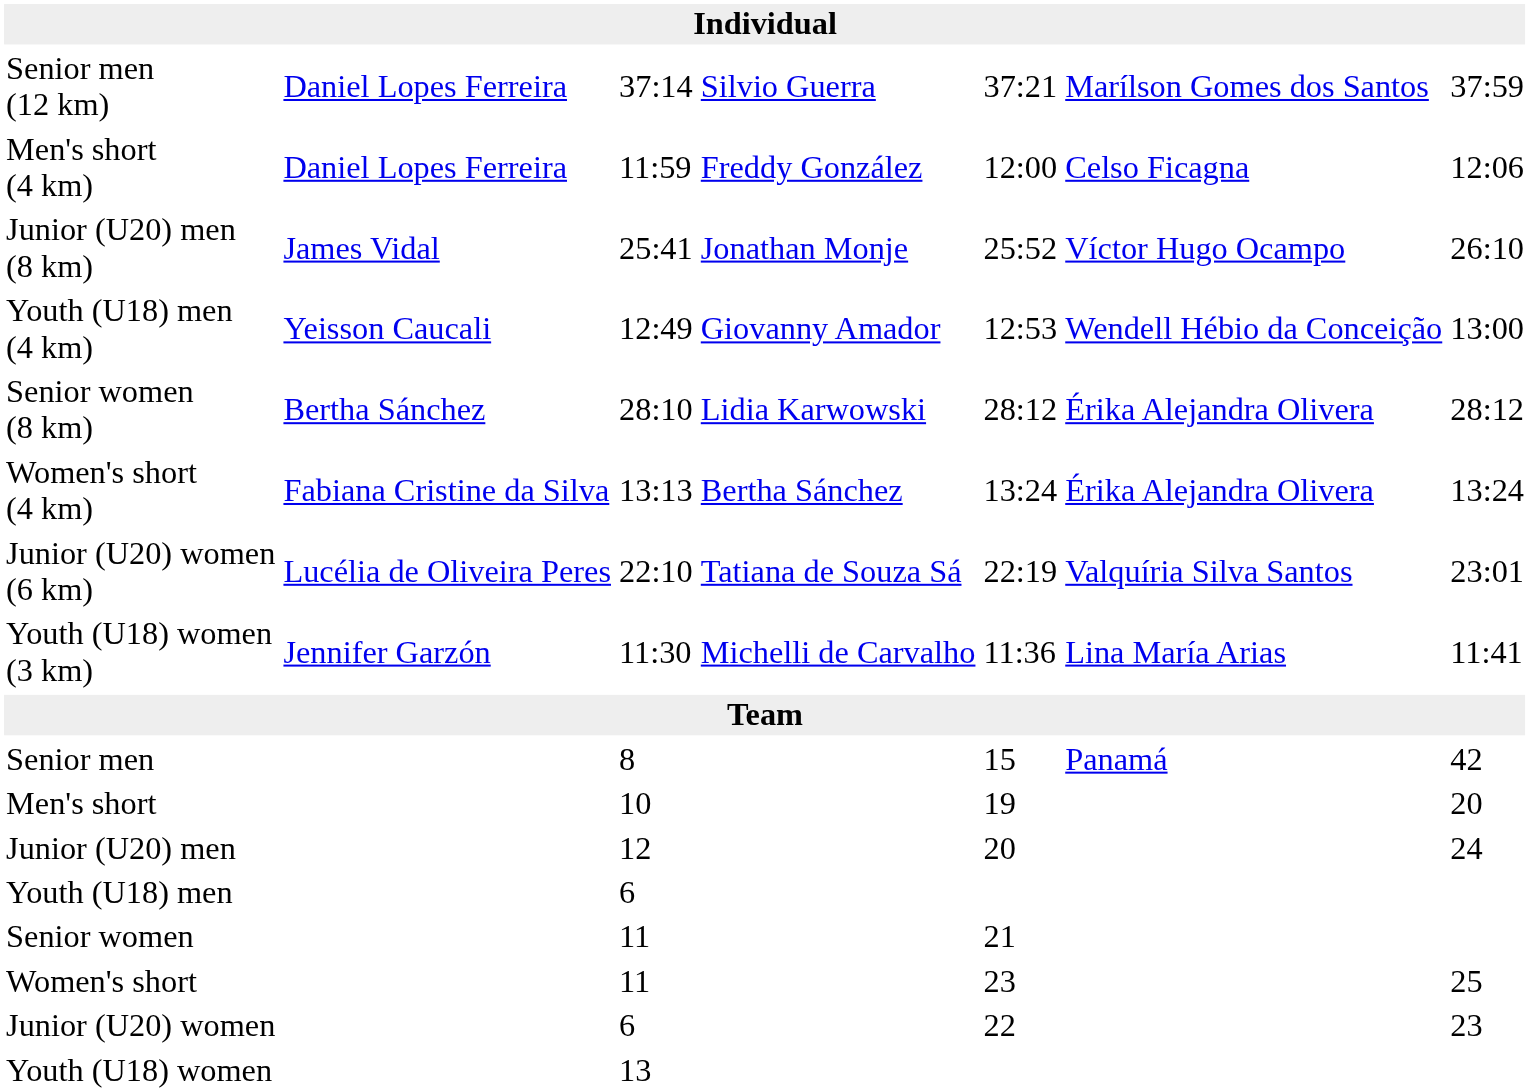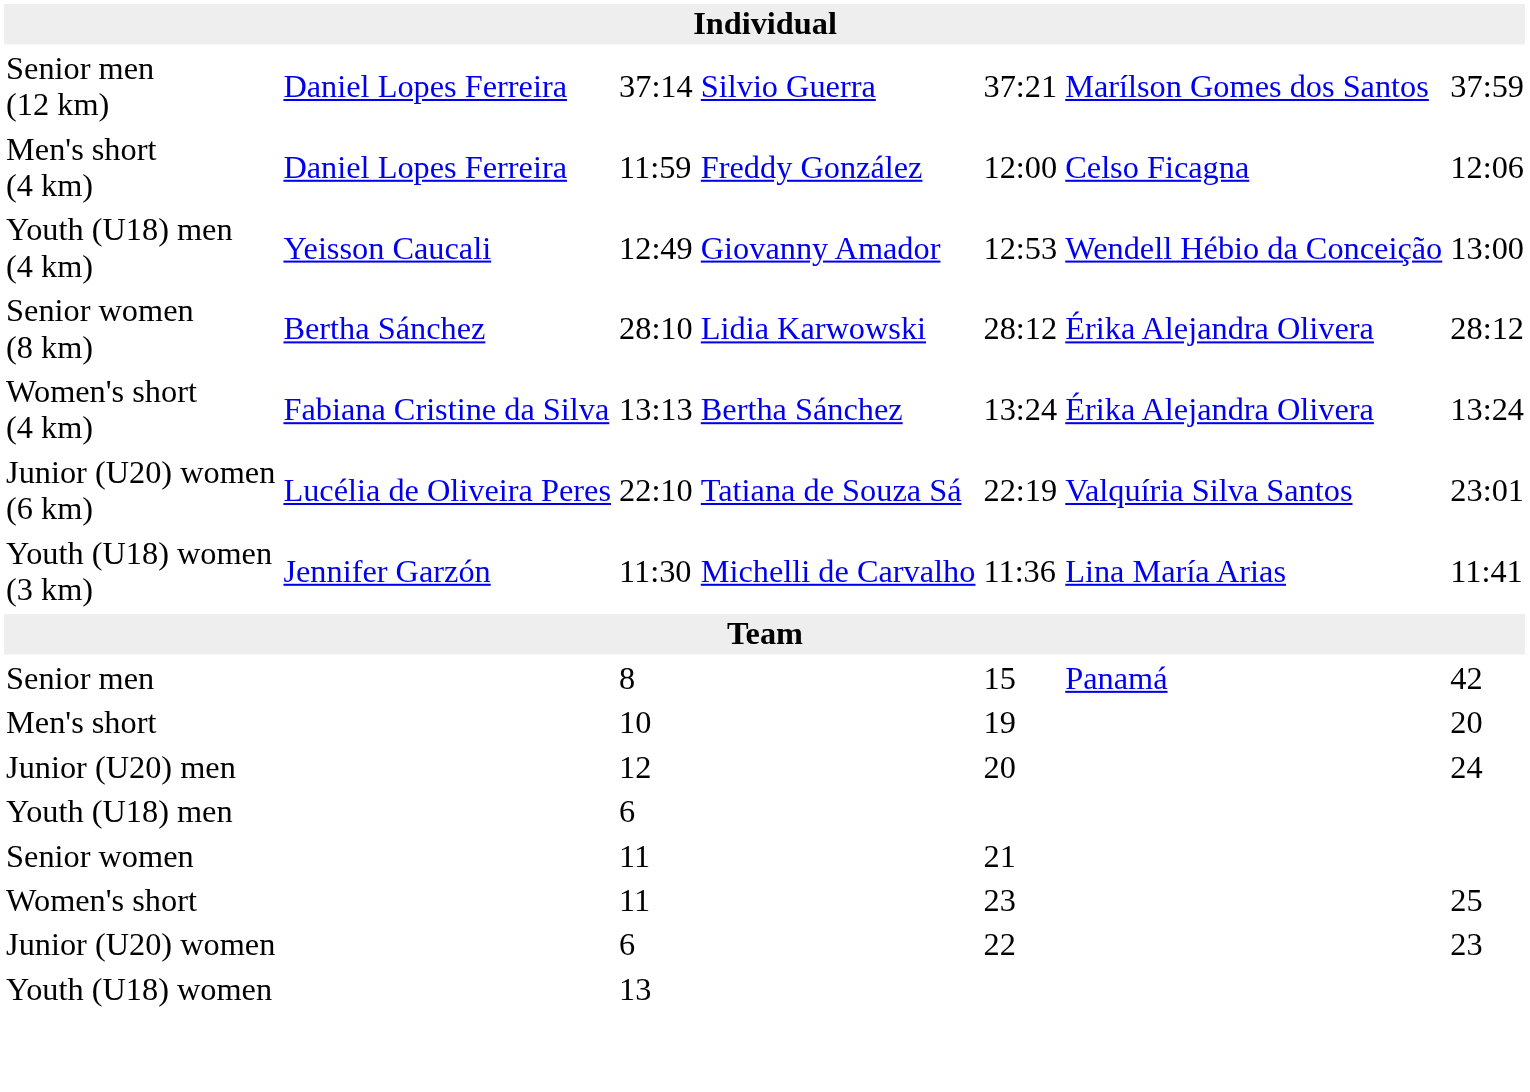- row: (121, 247)
